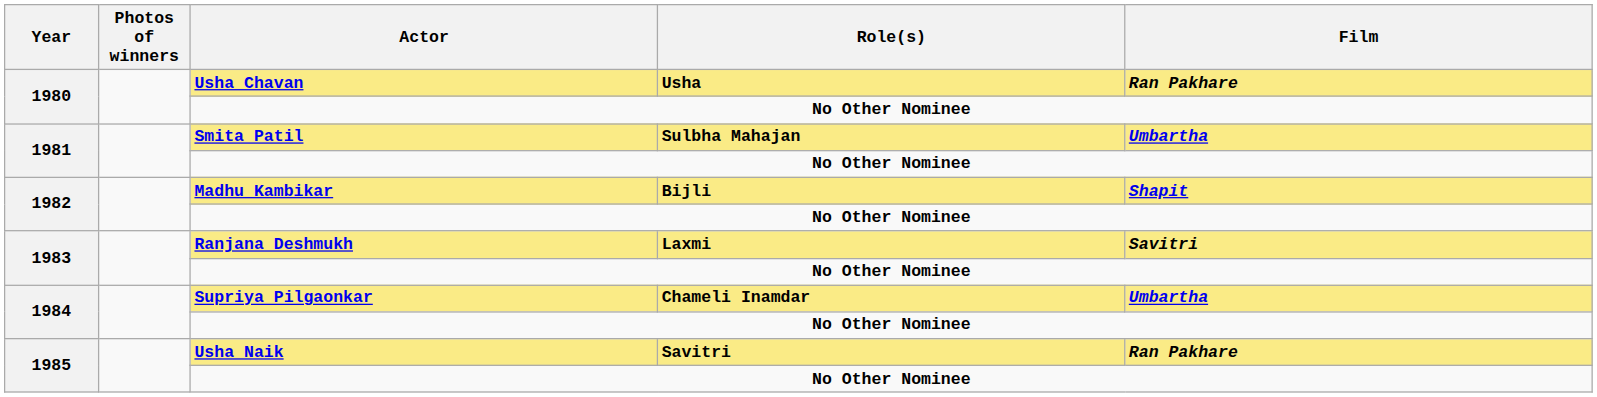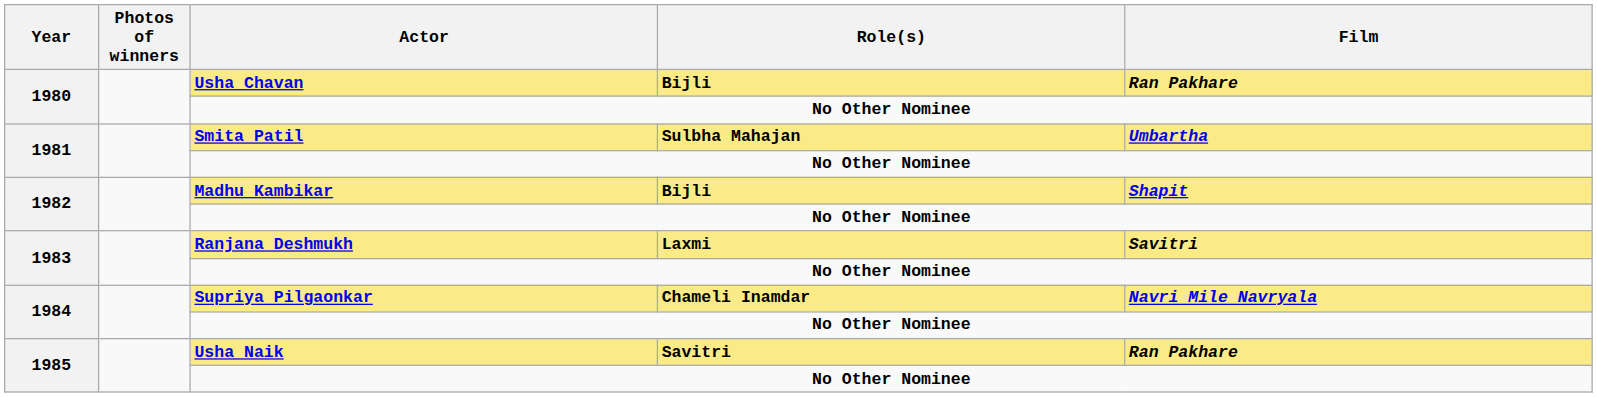(681, 83) Usha -> (686, 83) Bijli
(1168, 298) Umbartha -> (1223, 298) Navri Mile Navryala
